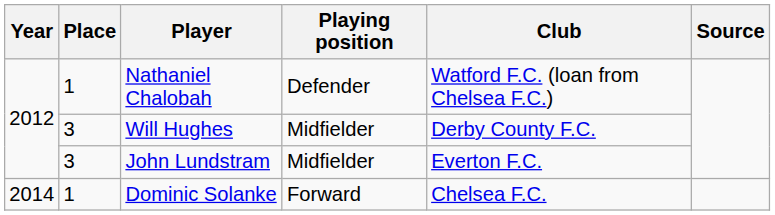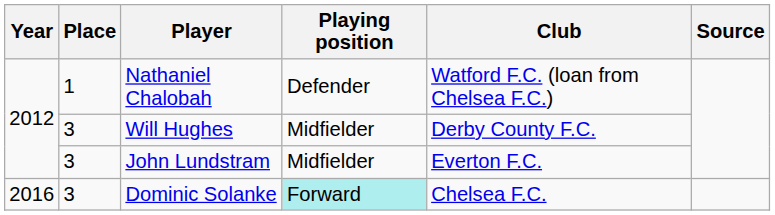(32, 193) 2014 -> (32, 193) 2016
(69, 193) 1 -> (69, 193) 3
(324, 193) no background -> (324, 193) paleturquoise background
